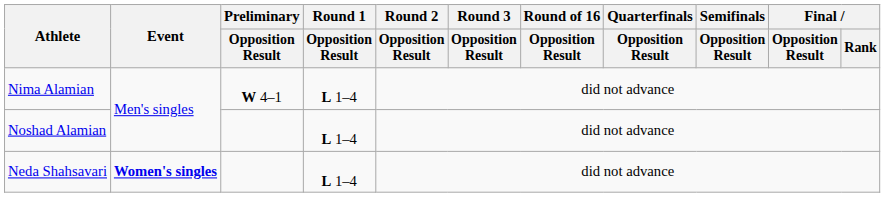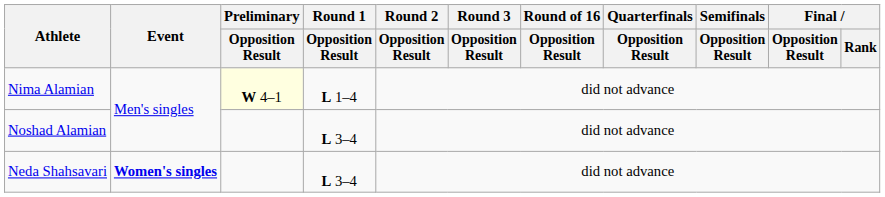(262, 97) no background -> (262, 97) lightyellow background
(339, 139) L 1–4 -> (339, 139) L 3–4
(339, 180) L 1–4 -> (339, 180) L 3–4
